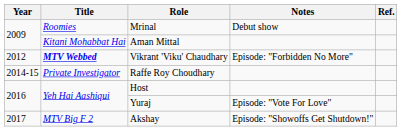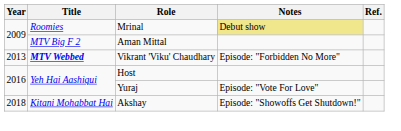(255, 27) no background -> (242, 27) khaki background
(84, 42) Kitani Mohabbat Hai -> (55, 42) MTV Big F 2
(16, 57) 2012 -> (16, 57) 2013
- row: (172, 73)
(16, 118) 2017 -> (16, 103) 2018
(68, 118) MTV Big F 2 -> (71, 103) Kitani Mohabbat Hai
